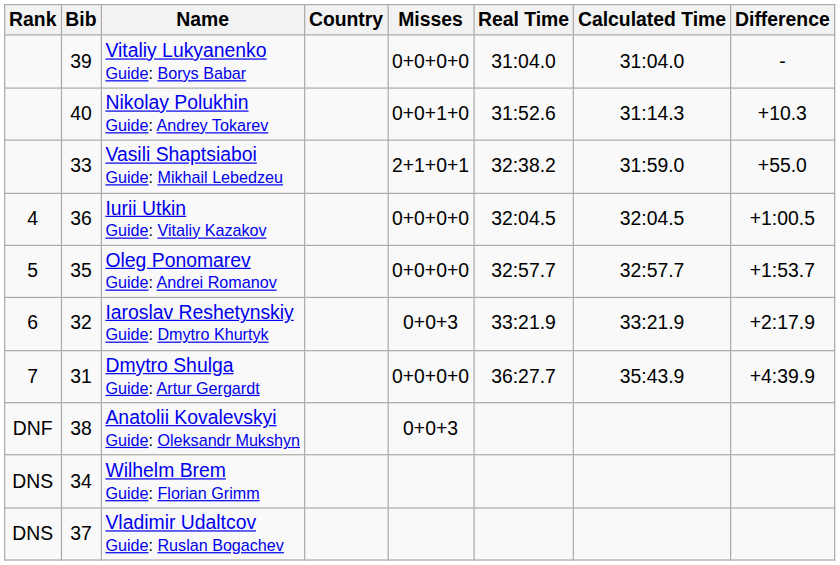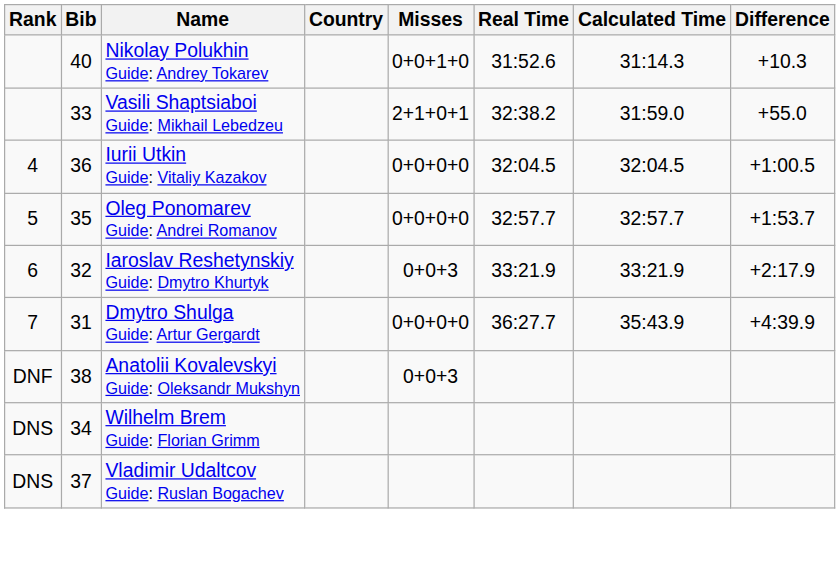- row: (186, 61)
